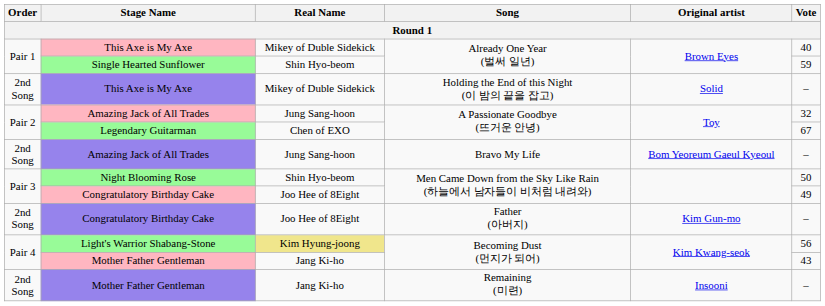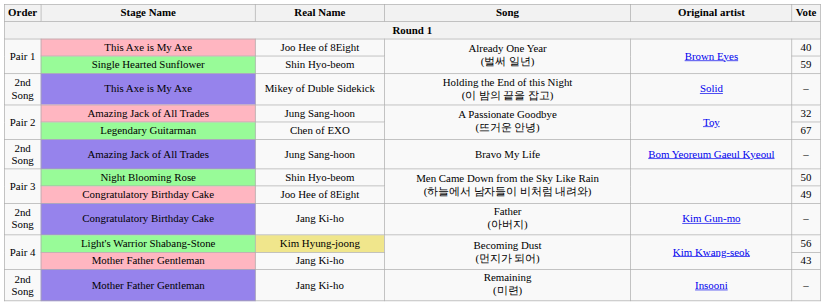(320, 47) Mikey of Duble Sidekick -> (320, 47) Joo Hee of 8Eight
(320, 219) Joo Hee of 8Eight -> (320, 219) Jang Ki-ho
